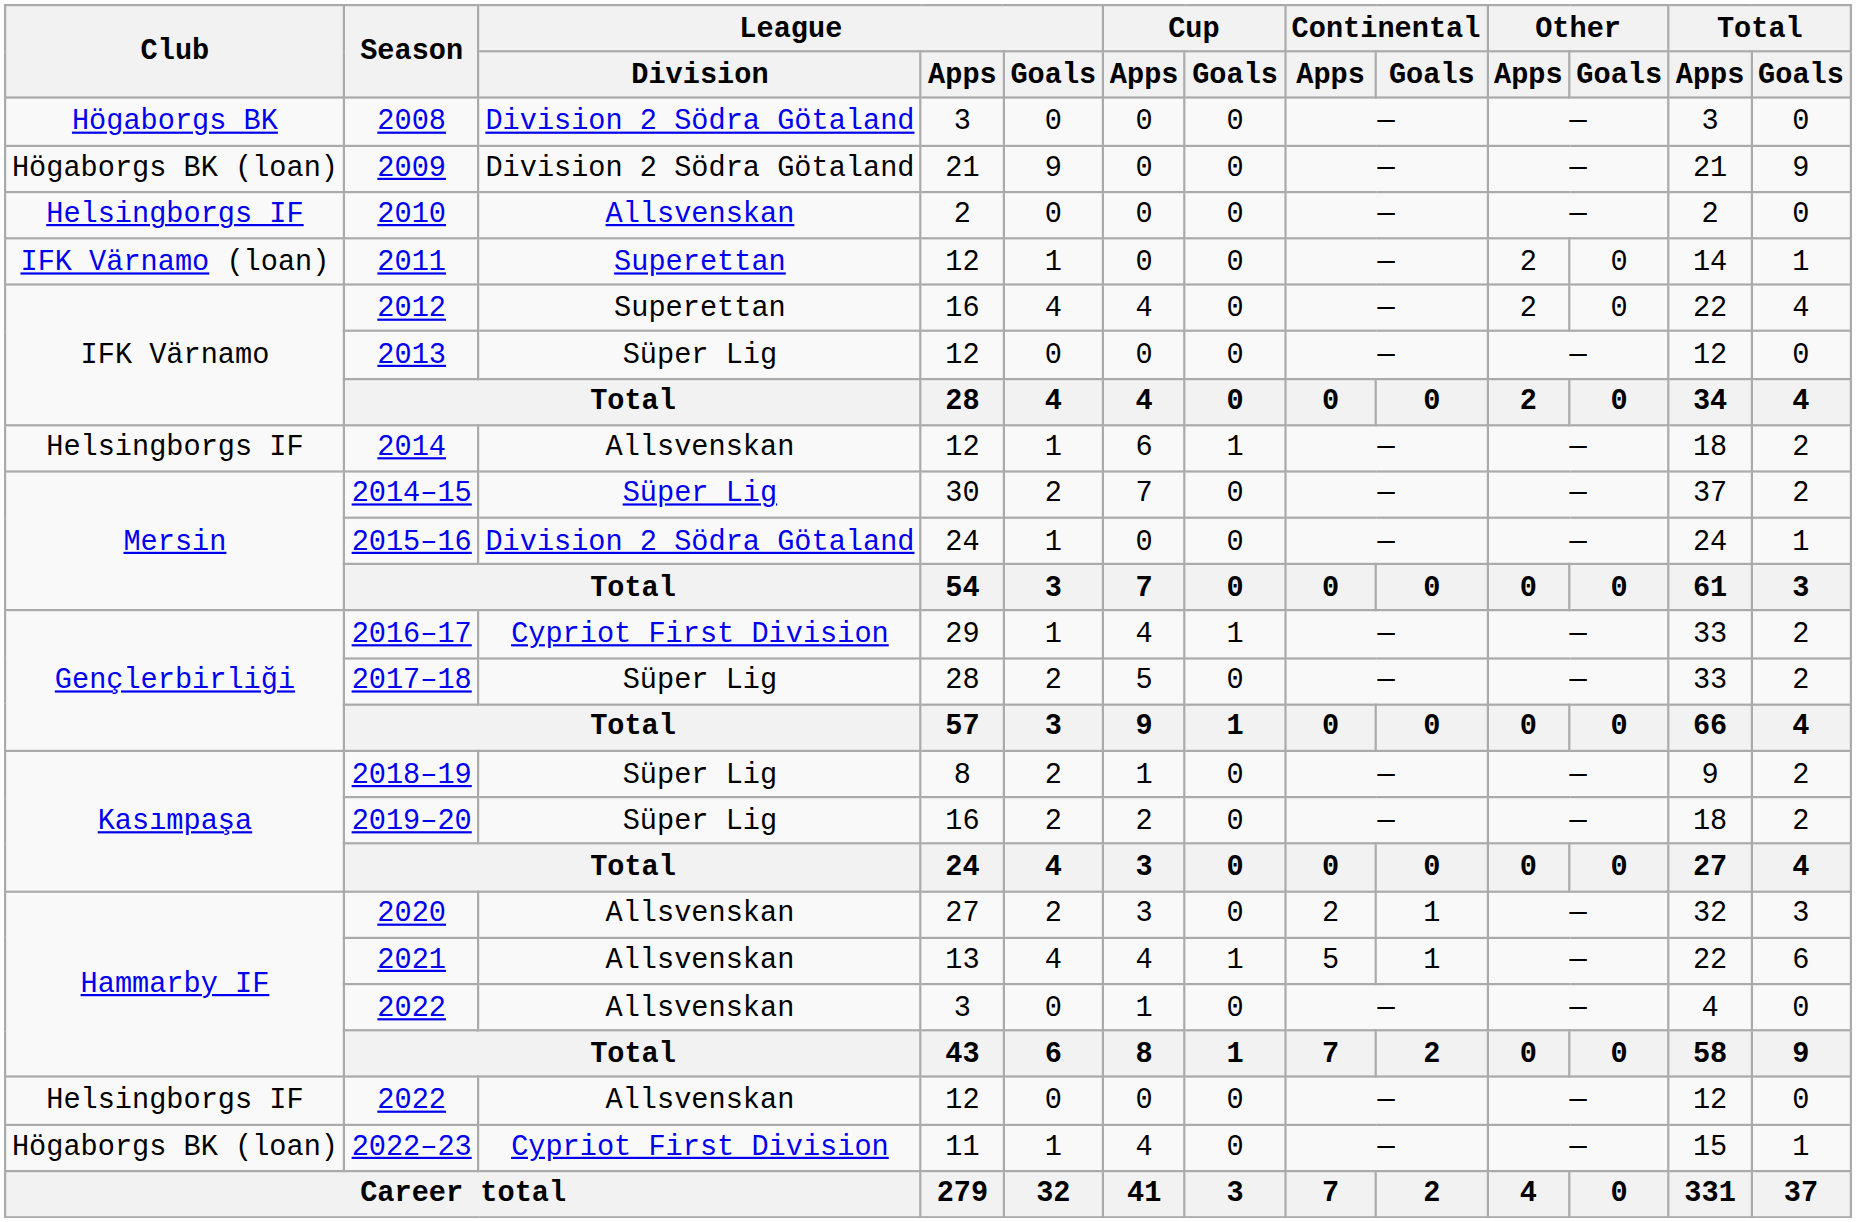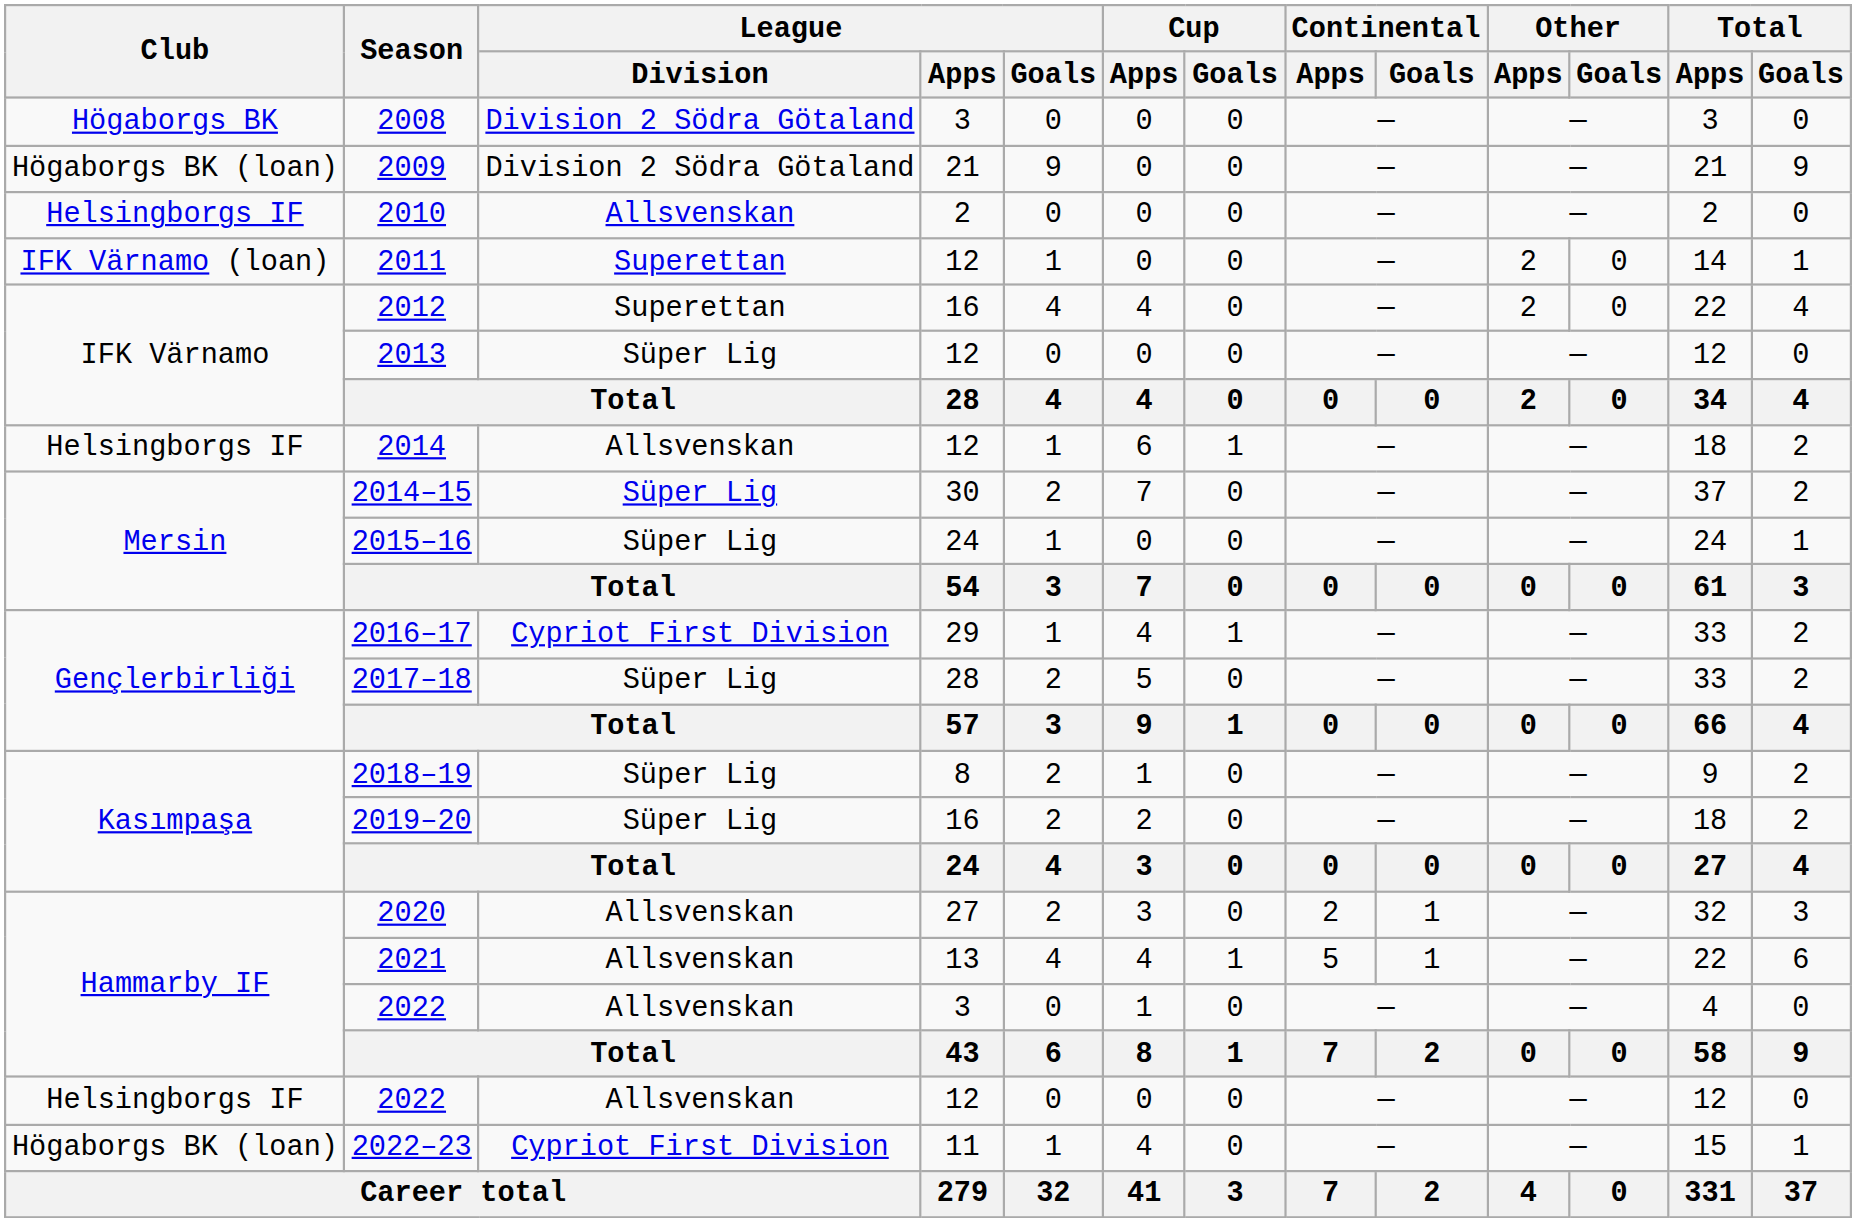(700, 541) Division 2 Södra Götaland -> (700, 541) Süper Lig
